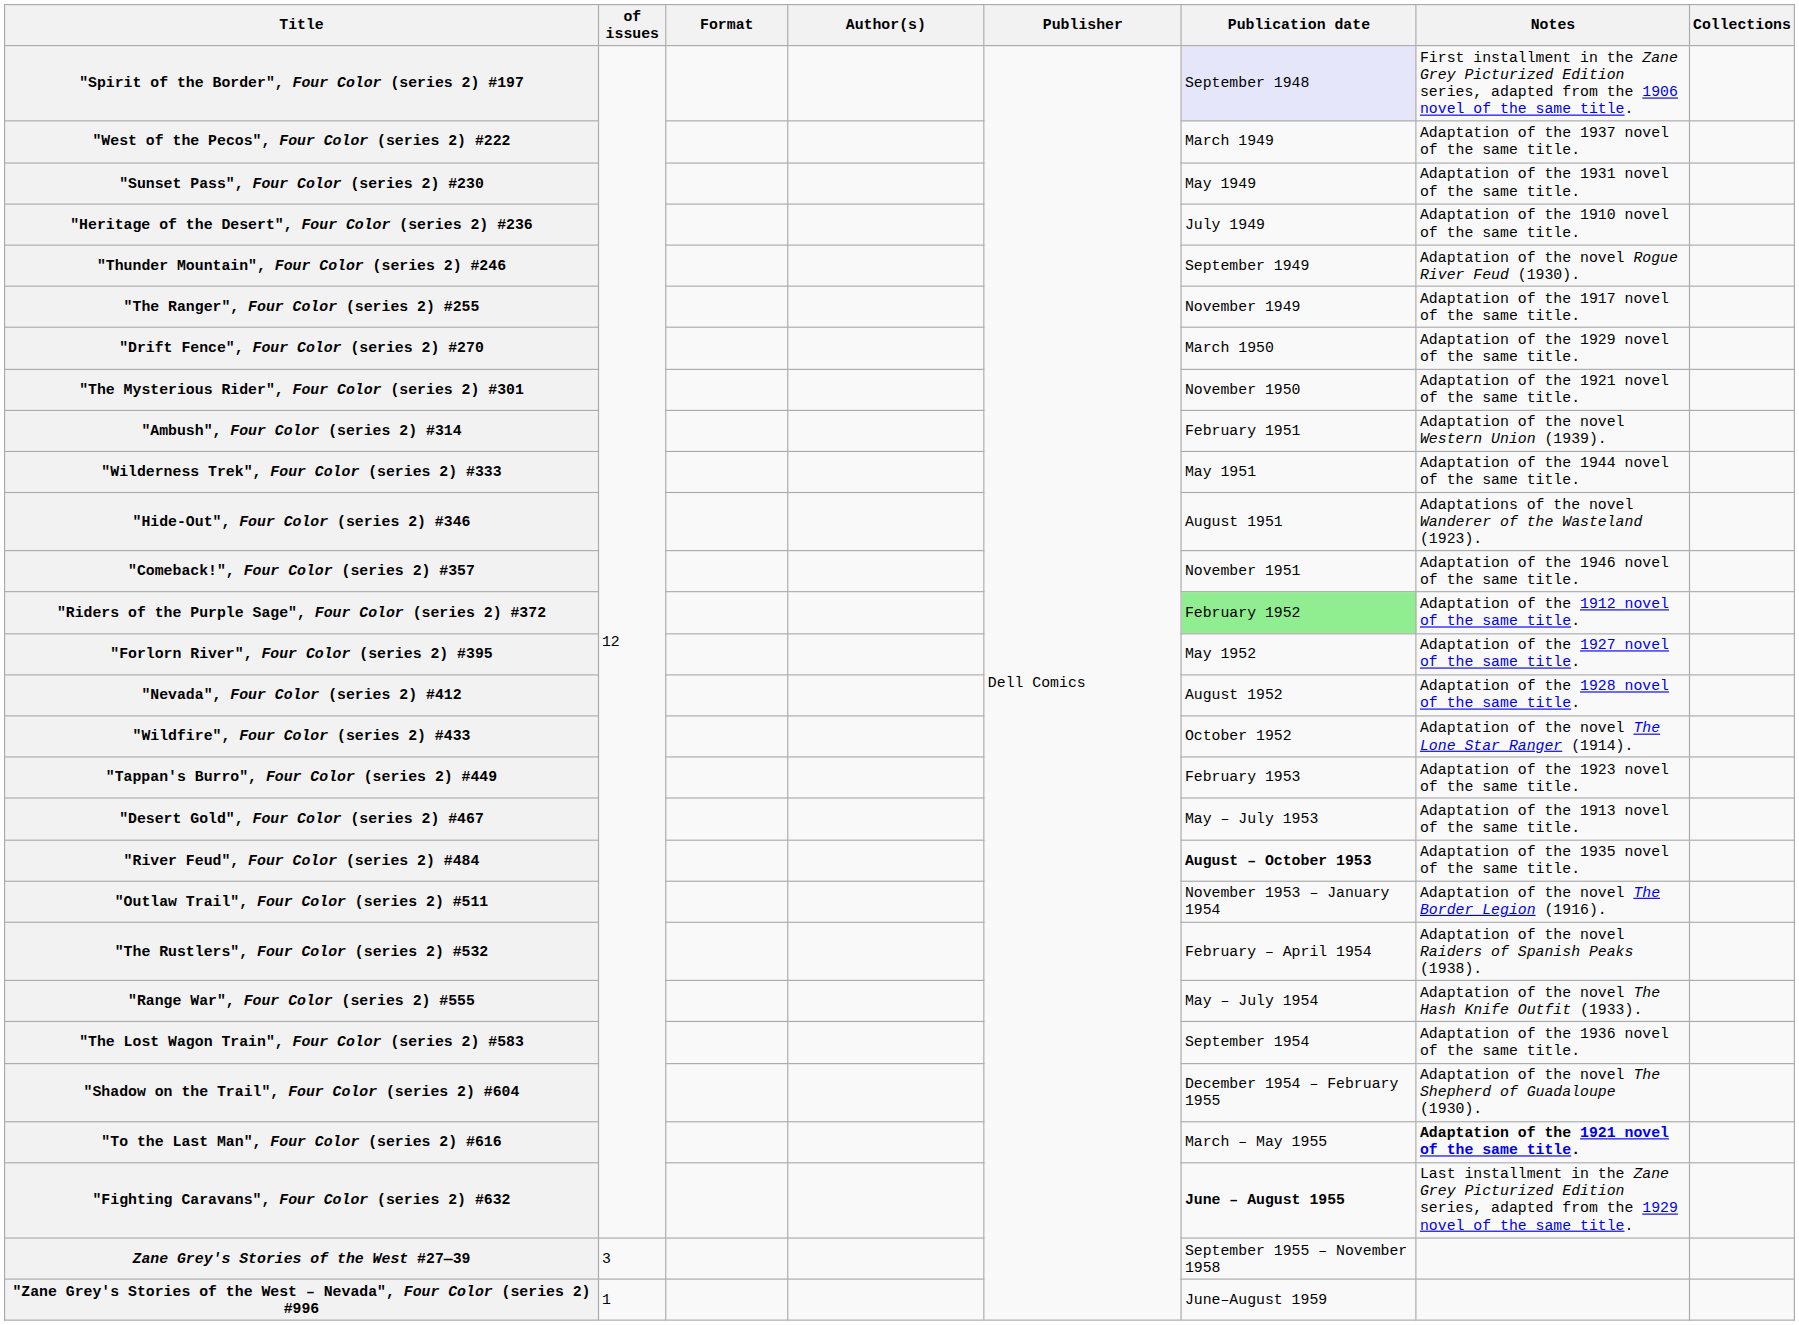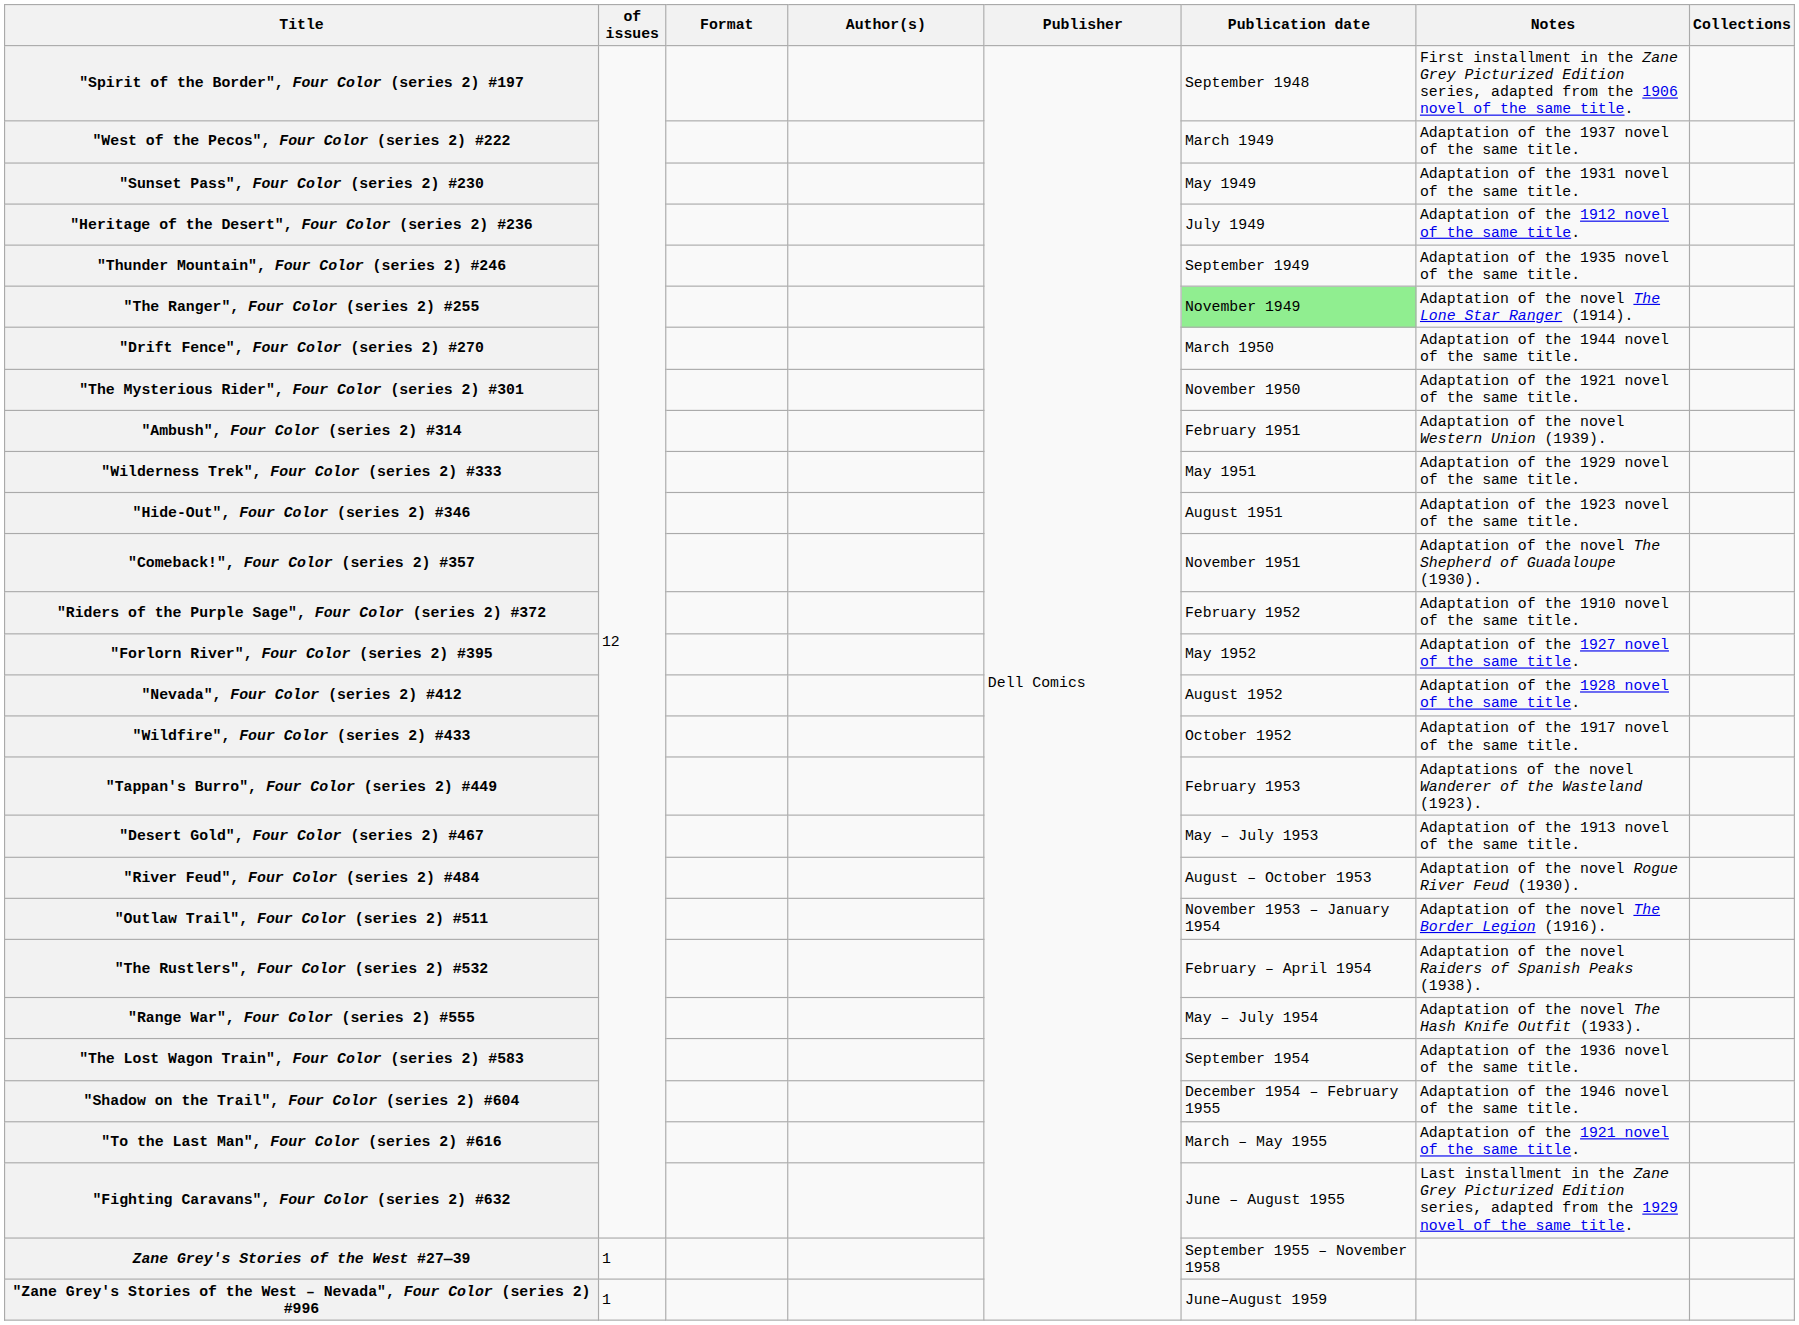(1247, 84) lavender background -> (1247, 84) no background
(1544, 224) Adaptation of the 1910 novel of the same title. -> (1544, 224) Adaptation of the 1912 novel of the same title.
(1549, 266) Adaptation of the novel Rogue River Feud (1930). -> (1544, 266) Adaptation of the 1935 novel of the same title.
(1243, 307) no background -> (1243, 307) lightgreen background
(1544, 307) Adaptation of the 1917 novel of the same title. -> (1540, 307) Adaptation of the novel The Lone Star Ranger (1914).
(1544, 348) Adaptation of the 1929 novel of the same title. -> (1544, 348) Adaptation of the 1944 novel of the same title.
(1544, 472) Adaptation of the 1944 novel of the same title. -> (1544, 472) Adaptation of the 1929 novel of the same title.
(1531, 522) Adaptations of the novel Wanderer of the Wasteland (1923). -> (1544, 513) Adaptation of the 1923 novel of the same title.
(1544, 572) Adaptation of the 1946 novel of the same title. -> (1540, 563) Adaptation of the novel The Shepherd of Guadaloupe (1930).
(1243, 613) lightgreen background -> (1243, 613) no background
(1544, 613) Adaptation of the 1912 novel of the same title. -> (1544, 613) Adaptation of the 1910 novel of the same title.
(1540, 737) Adaptation of the novel The Lone Star Ranger (1914). -> (1544, 737) Adaptation of the 1917 novel of the same title.
(1544, 778) Adaptation of the 1923 novel of the same title. -> (1531, 786) Adaptations of the novel Wanderer of the Wasteland (1923).
(1278, 860) bold -> (1278, 877) normal
(1544, 860) Adaptation of the 1935 novel of the same title. -> (1549, 877) Adaptation of the novel Rogue River Feud (1930).
(1540, 1092) Adaptation of the novel The Shepherd of Guadaloupe (1930). -> (1544, 1101) Adaptation of the 1946 novel of the same title.
(1544, 1142) bold -> (1544, 1142) normal
(1265, 1200) bold -> (1265, 1200) normal
(606, 1259) 3 -> (606, 1259) 1
